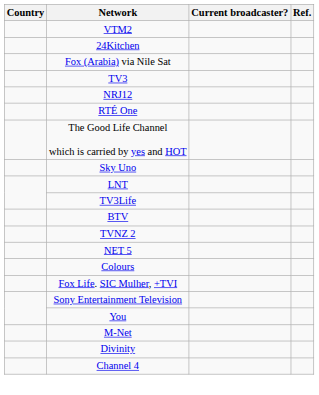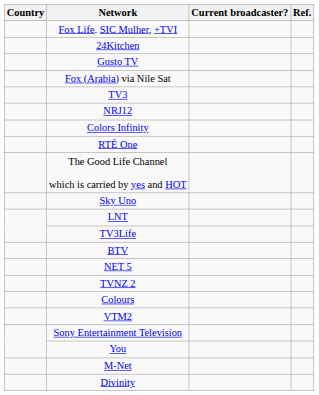rows swapped: (118, 29) <-> (118, 283)
+ row: (118, 62)
+ row: (118, 128)
rows swapped: (118, 250) <-> (118, 234)
- row: (118, 366)
